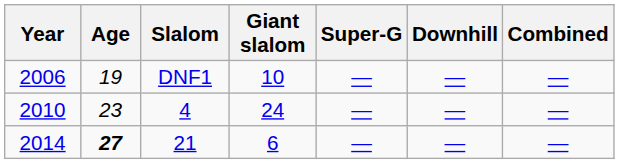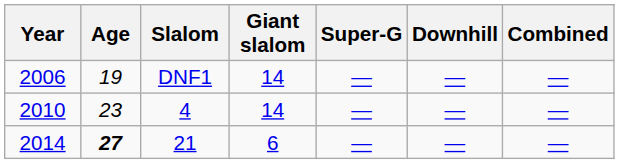(273, 77) 10 -> (273, 77) 14
(273, 110) 24 -> (273, 110) 14
